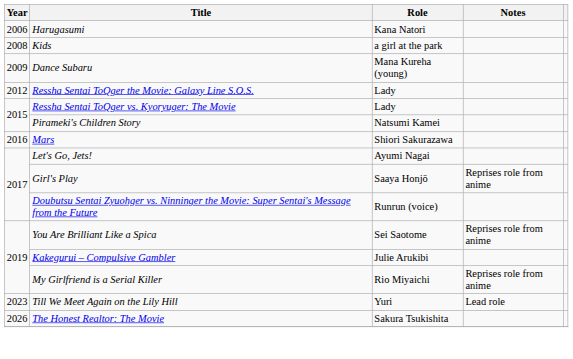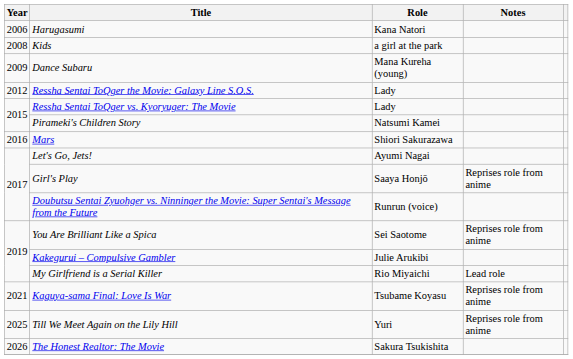(504, 279) Reprises role from anime -> (485, 273) Lead role
+ row: (102, 296)
(17, 302) 2023 -> (17, 324) 2025
(485, 302) Lead role -> (504, 324) Reprises role from anime
